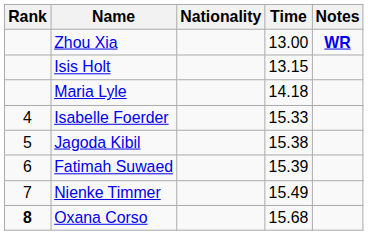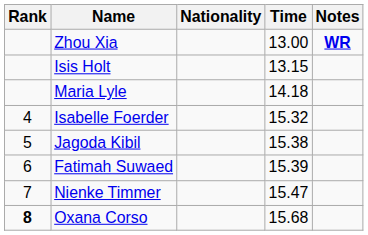(288, 117) 15.33 -> (288, 117) 15.32
(288, 192) 15.49 -> (288, 192) 15.47
